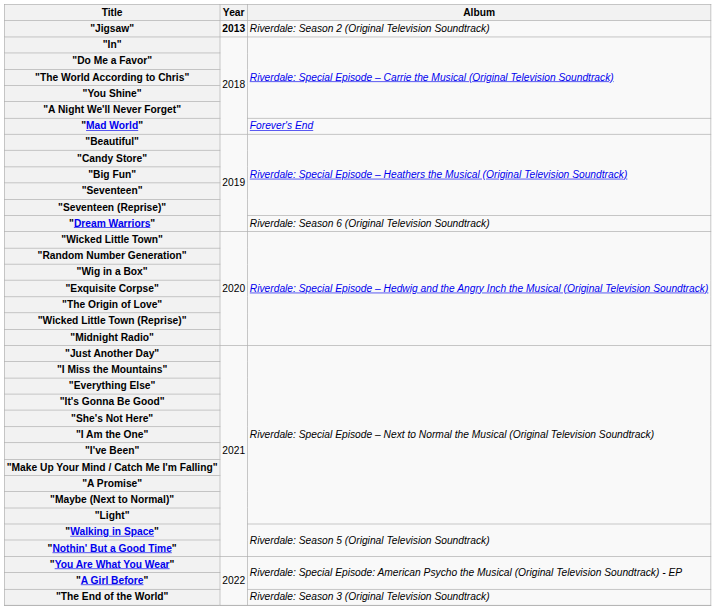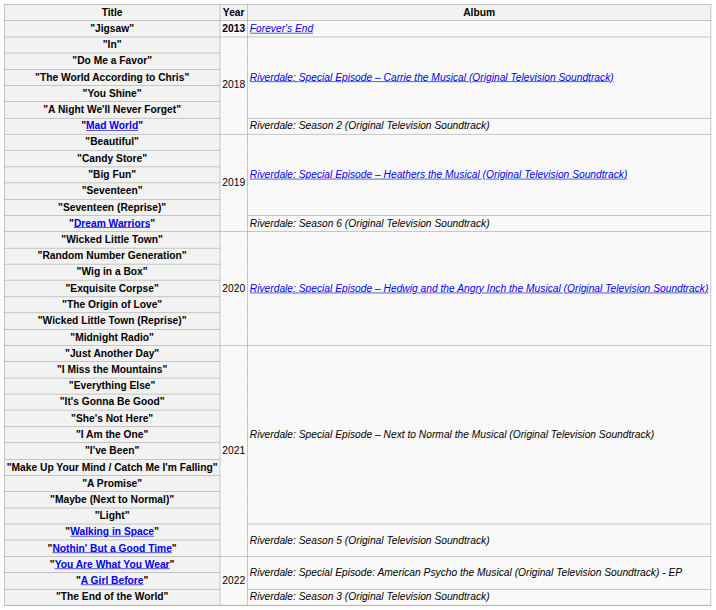(370, 28) Riverdale: Season 2 (Original Television Soundtrack) -> (282, 28) Forever's End
(282, 126) Forever's End -> (370, 126) Riverdale: Season 2 (Original Television Soundtrack)
